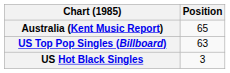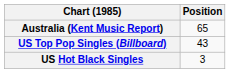(203, 44) 63 -> (203, 44) 43
